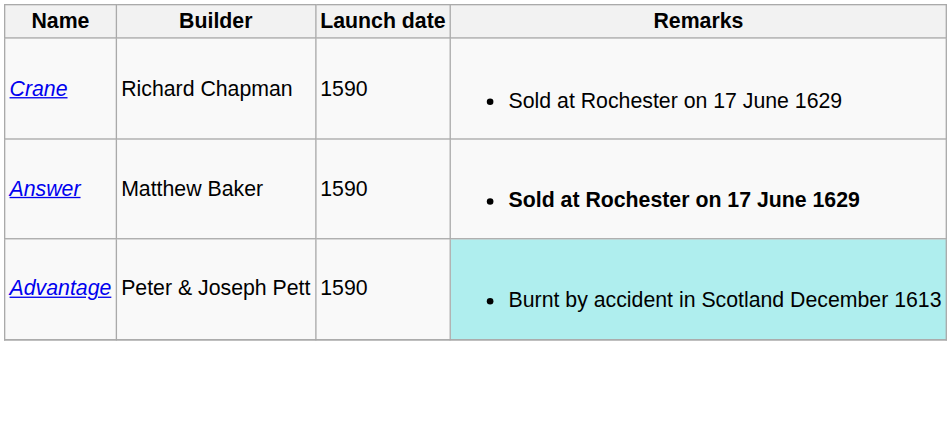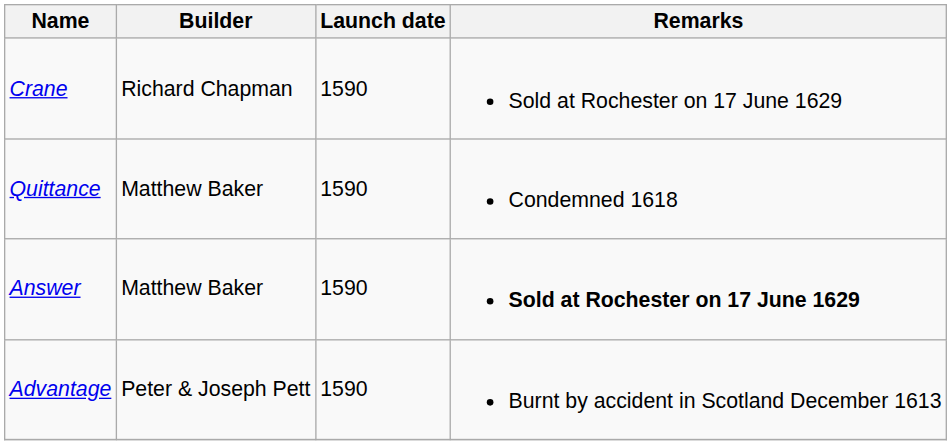+ row: (55, 188)
(698, 301) paleturquoise background -> (698, 401) no background
